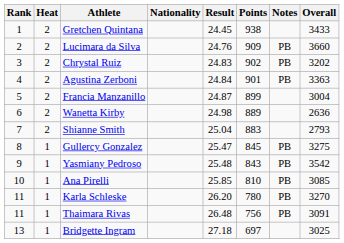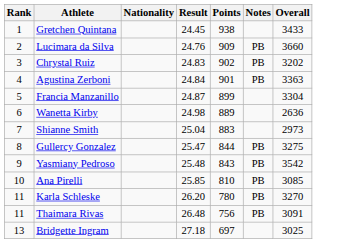- column: (47, 12)
(319, 96) 3004 -> (293, 96) 3304
(319, 130) 2793 -> (293, 130) 2973
(253, 146) 845 -> (227, 146) 844
